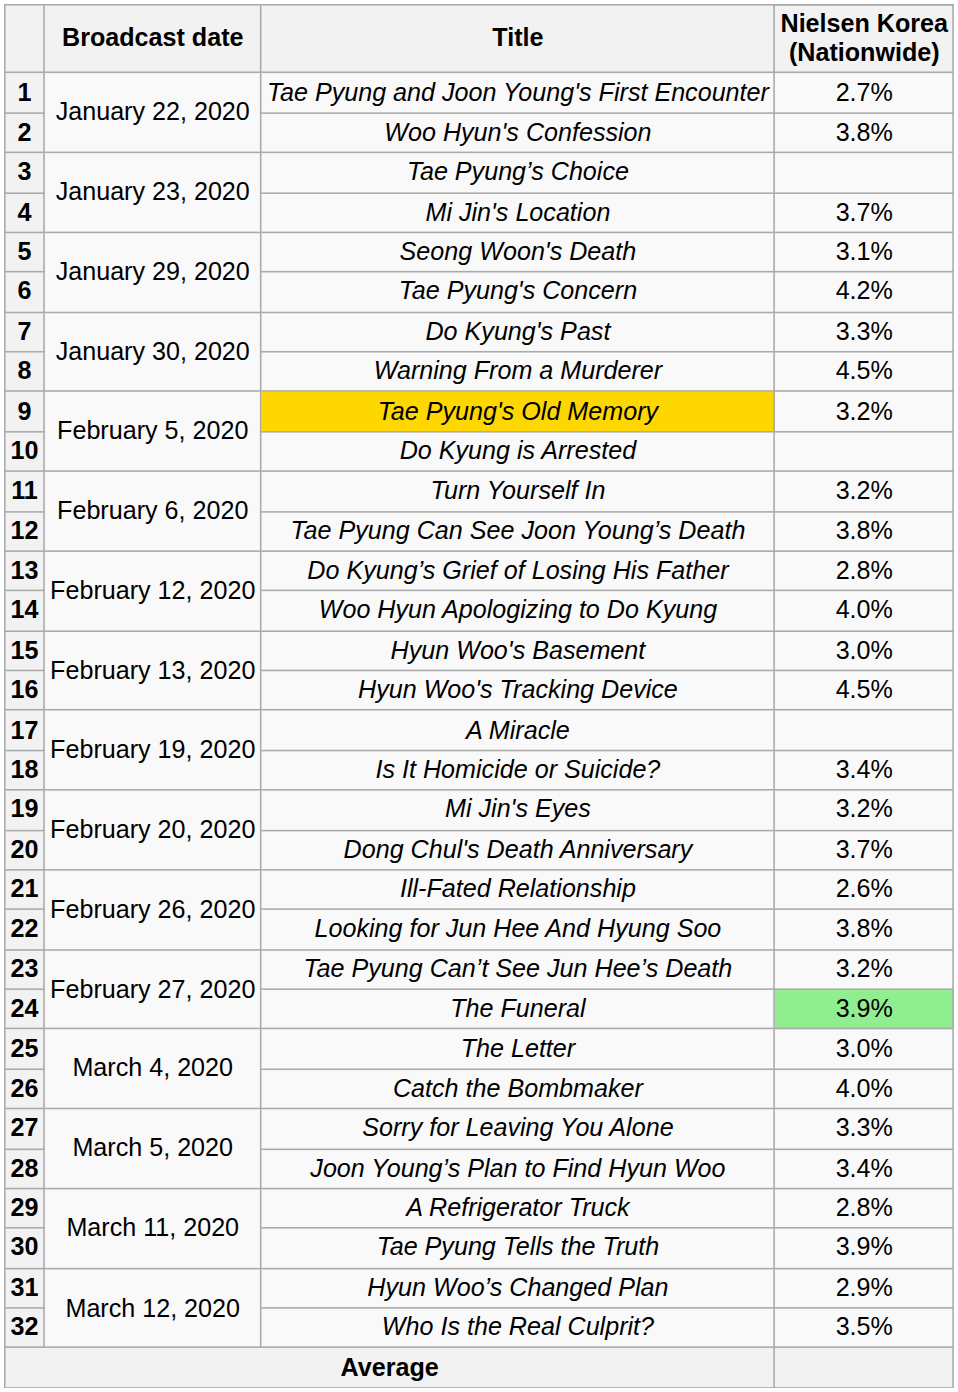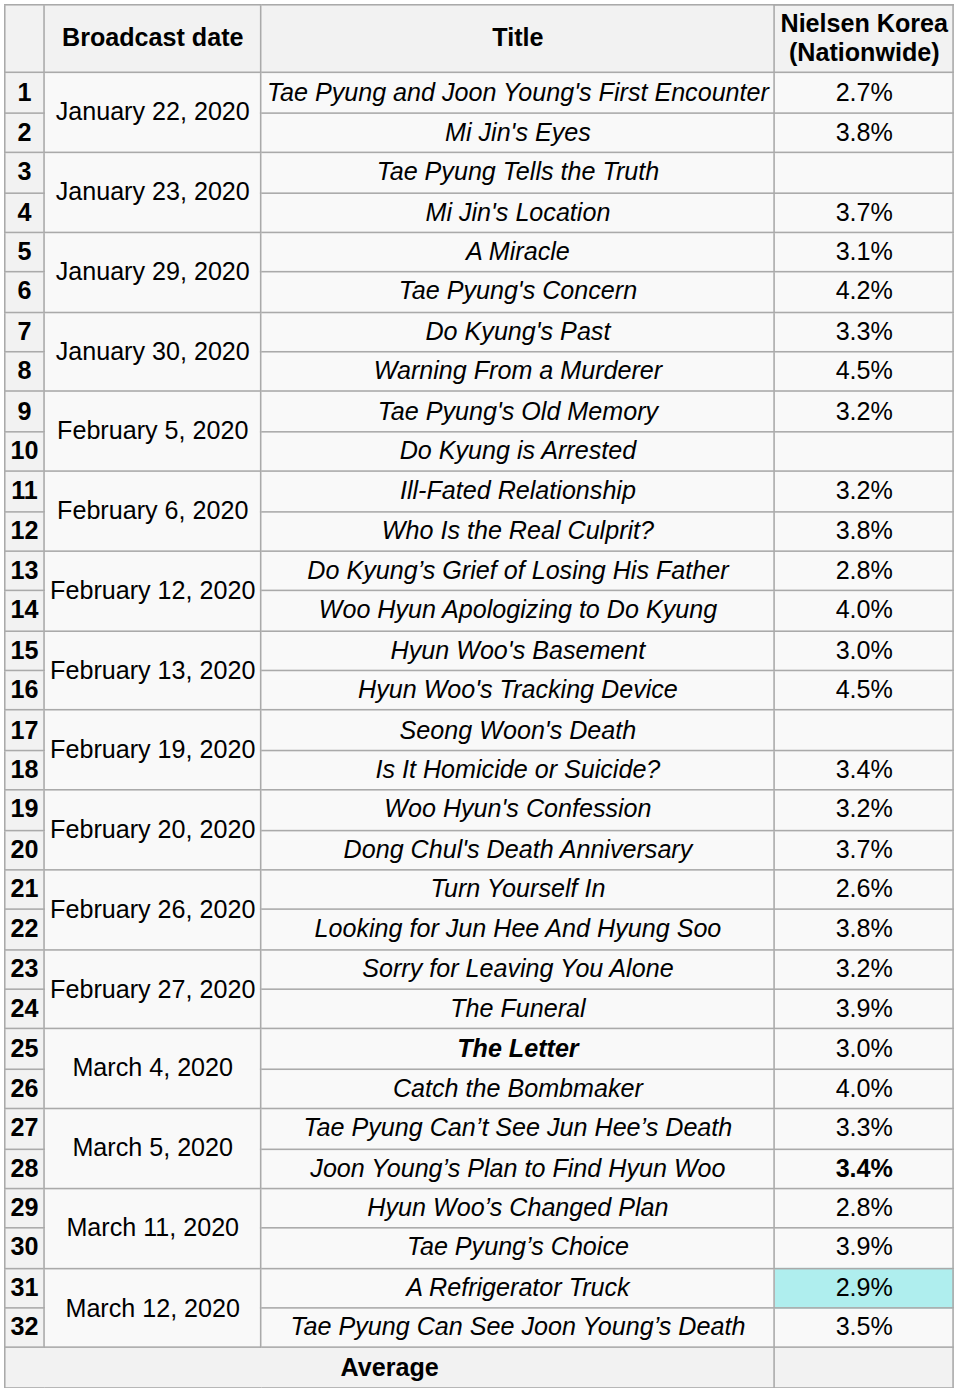(518, 132) Woo Hyun's Confession -> (518, 132) Mi Jin's Eyes
(518, 172) Tae Pyung’s Choice -> (518, 172) Tae Pyung Tells the Truth
(518, 251) Seong Woon's Death -> (518, 251) A Miracle
(518, 411) gold background -> (518, 411) no background
(518, 490) Turn Yourself In -> (518, 490) Ill-Fated Relationship
(518, 530) Tae Pyung Can See Joon Young’s Death -> (518, 530) Who Is the Real Culprit?
(518, 729) A Miracle -> (518, 729) Seong Woon's Death
(518, 809) Mi Jin's Eyes -> (518, 809) Woo Hyun's Confession
(518, 889) Ill-Fated Relationship -> (518, 889) Turn Yourself In
(518, 968) Tae Pyung Can’t See Jun Hee’s Death -> (518, 968) Sorry for Leaving You Alone
(864, 1008) lightgreen background -> (864, 1008) no background
(518, 1048) normal -> (518, 1048) bold
(518, 1128) Sorry for Leaving You Alone -> (518, 1128) Tae Pyung Can’t See Jun Hee’s Death
(864, 1168) normal -> (864, 1168) bold
(518, 1208) A Refrigerator Truck -> (518, 1208) Hyun Woo’s Changed Plan
(518, 1247) Tae Pyung Tells the Truth -> (518, 1247) Tae Pyung’s Choice
(518, 1287) Hyun Woo’s Changed Plan -> (518, 1287) A Refrigerator Truck
(864, 1287) no background -> (864, 1287) paleturquoise background
(518, 1327) Who Is the Real Culprit? -> (518, 1327) Tae Pyung Can See Joon Young’s Death
